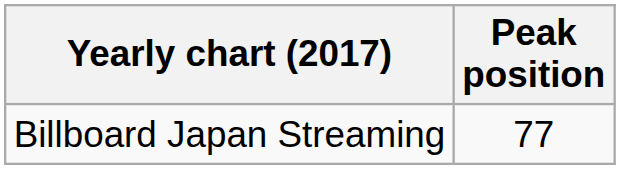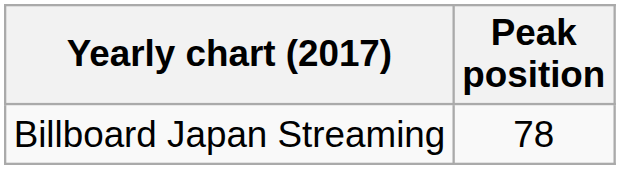(534, 133) 77 -> (534, 133) 78
